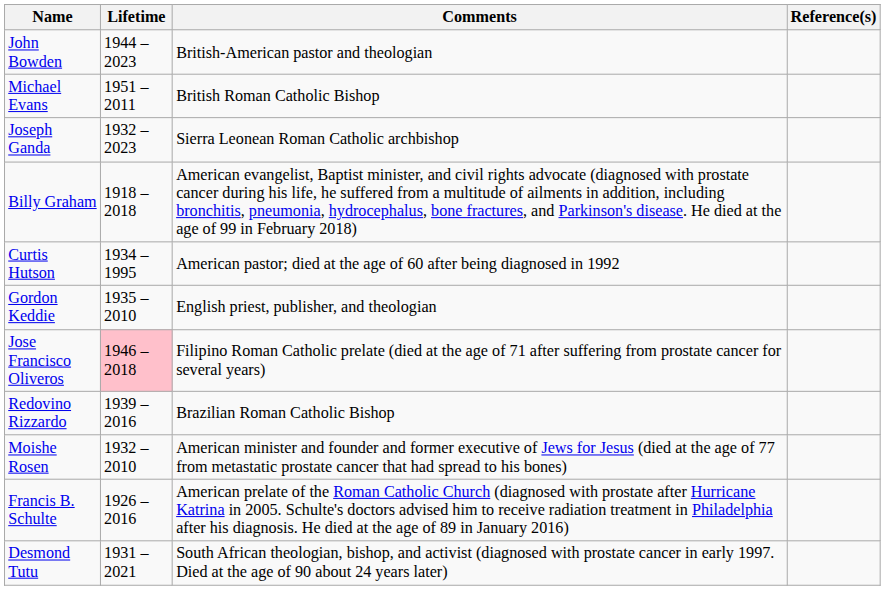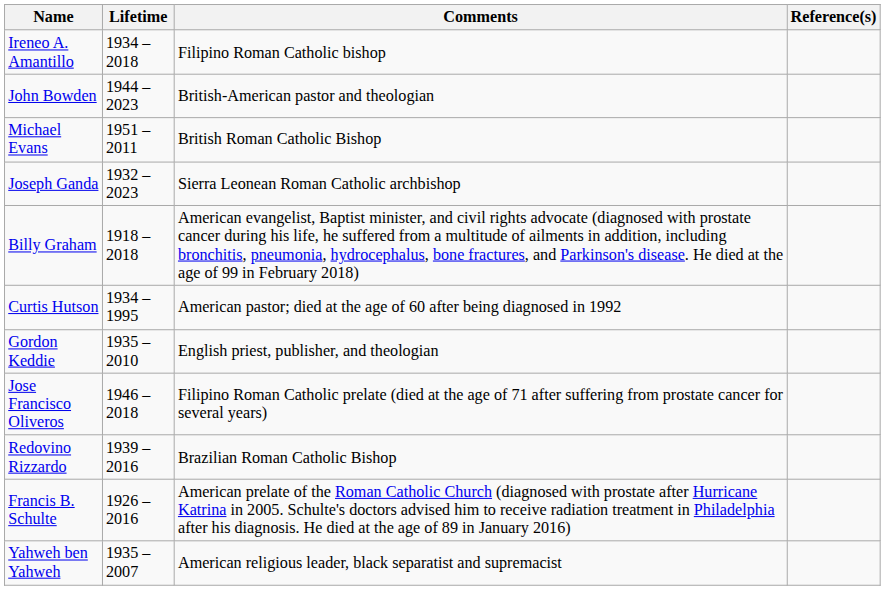+ row: (41, 52)
(126, 360) pink background -> (128, 404) no background
- row: (32, 457)
- row: (39, 562)
+ row: (48, 562)
